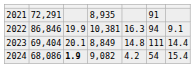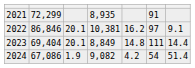(46, 15) 72,291 -> (46, 15) 72,299
(75, 29) 19.9 -> (75, 29) 20.1
(134, 29) 16.3 -> (134, 29) 16.2
(154, 29) 94 -> (154, 29) 97
(46, 57) 68,086 -> (46, 57) 67,086
(73, 57) bold -> (73, 57) normal
(178, 57) 15.4 -> (178, 57) 51.4
